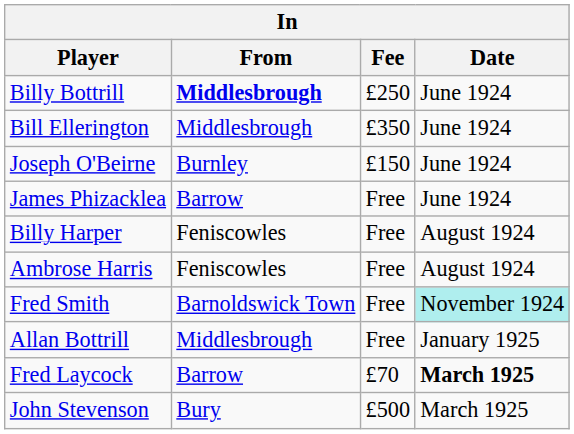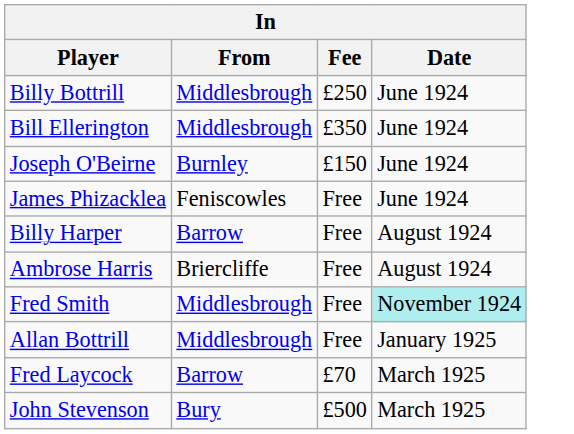(249, 92) bold -> (244, 92) normal
(210, 198) Barrow -> (231, 198) Feniscowles
(231, 233) Feniscowles -> (210, 233) Barrow
(231, 269) Feniscowles -> (222, 269) Briercliffe
(266, 304) Barnoldswick Town -> (244, 304) Middlesbrough
(477, 374) bold -> (431, 374) normal
